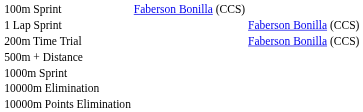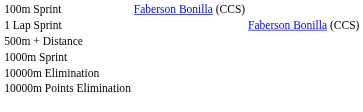- row: (43, 41)
